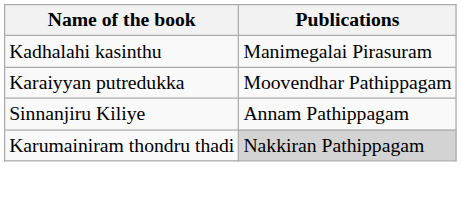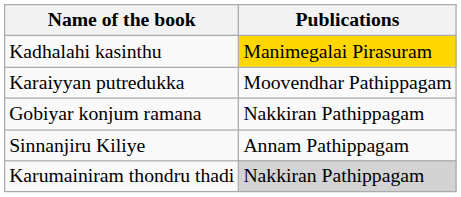(338, 51) no background -> (338, 51) gold background
+ row: (105, 113)
